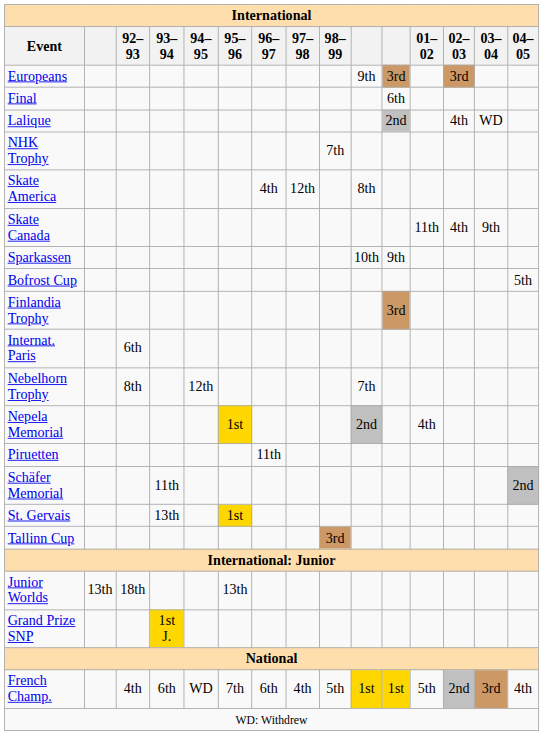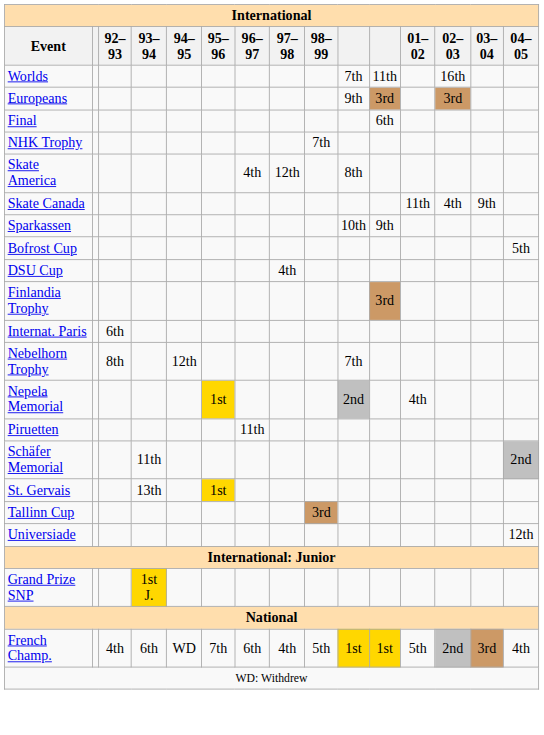+ row: (28, 76)
- row: (29, 120)
+ row: (35, 270)
+ row: (42, 534)
- row: (28, 590)
